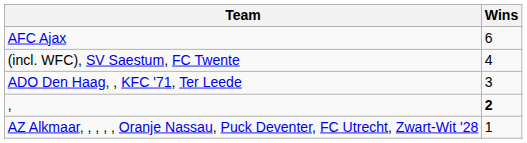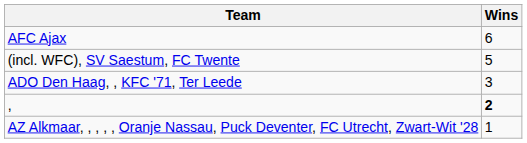(489, 60) 4 -> (489, 60) 5
